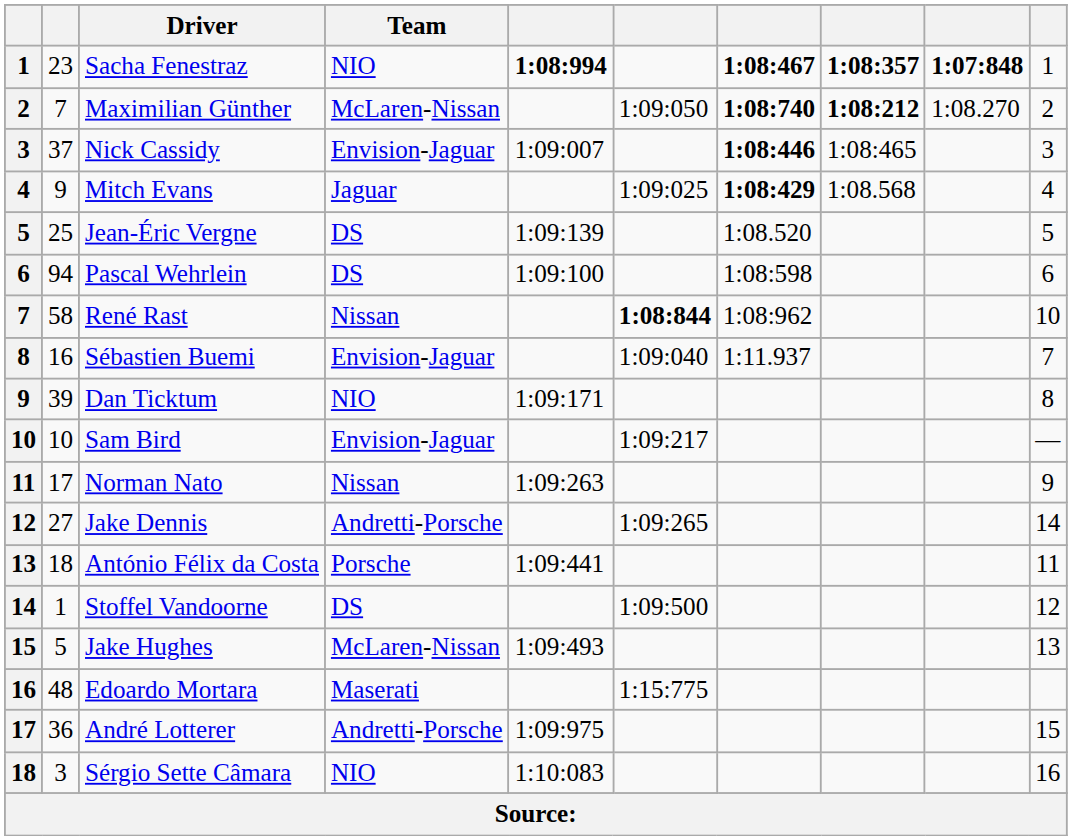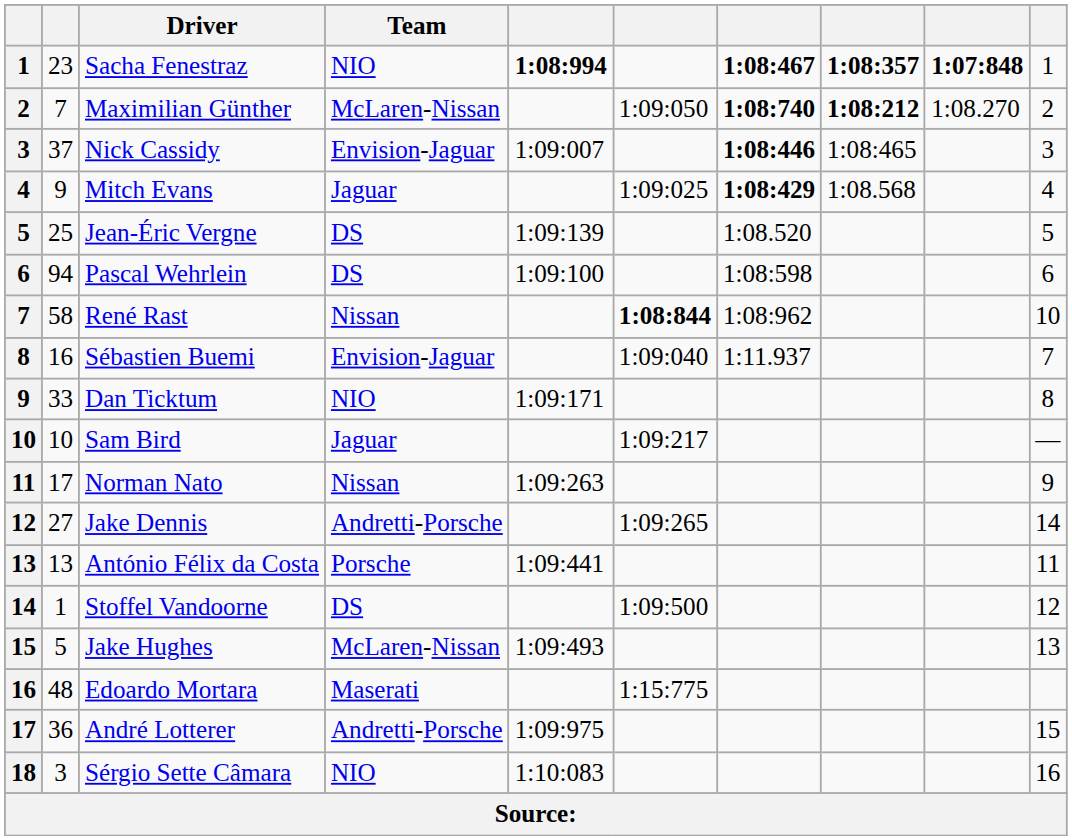(61, 398) 39 -> (61, 398) 33
(413, 439) Envision-Jaguar -> (364, 439) Jaguar
(61, 564) 18 -> (61, 564) 13
